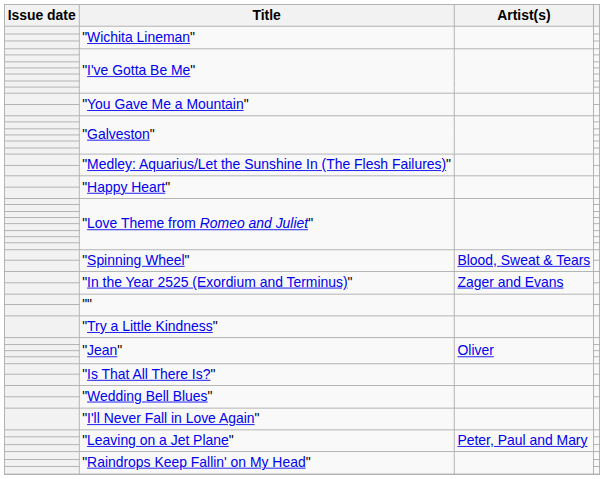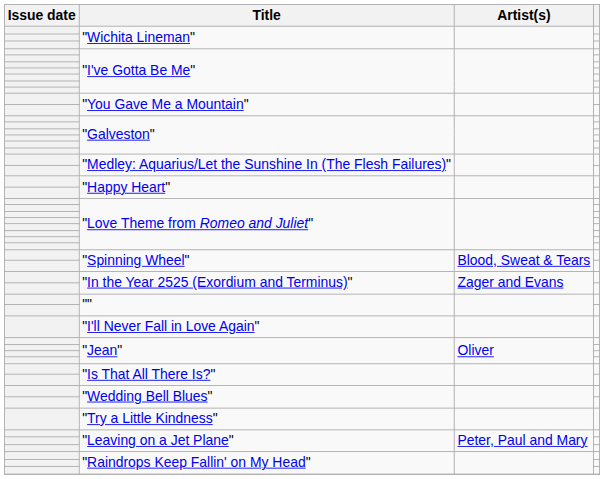rows swapped: (171, 418) <-> (150, 326)
